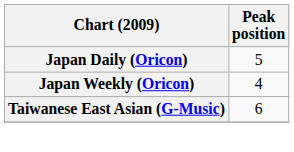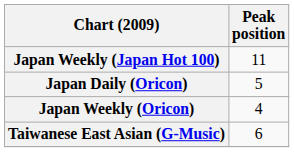+ row: (116, 59)
